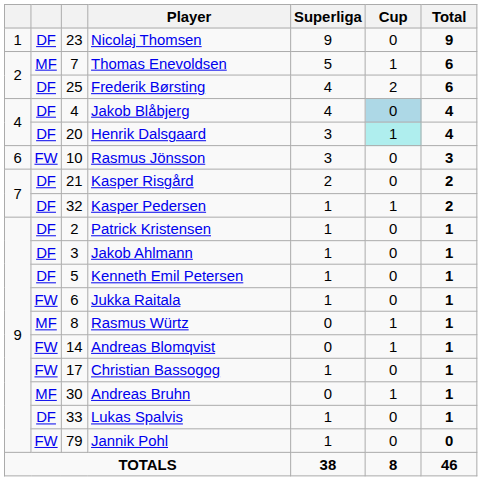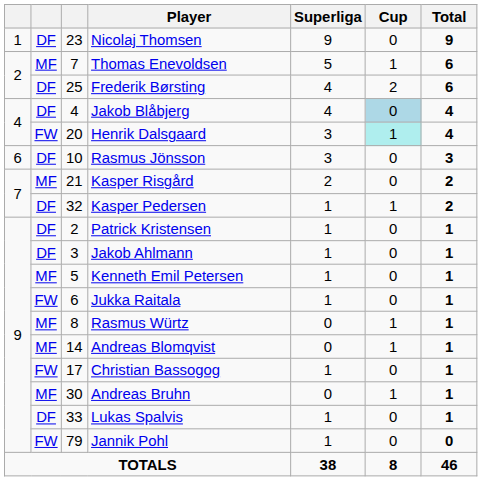(46, 134) DF -> (46, 134) FW
(46, 158) FW -> (46, 158) DF
(46, 182) DF -> (46, 182) MF
(46, 276) DF -> (46, 276) MF
(46, 347) FW -> (46, 347) MF
